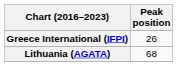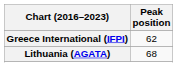(152, 38) 26 -> (152, 38) 62
